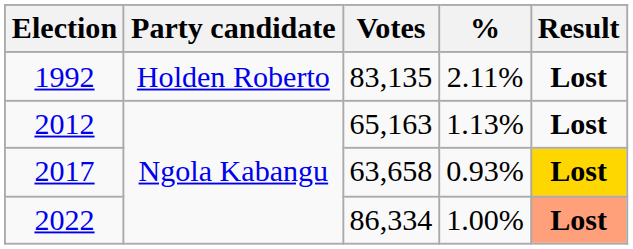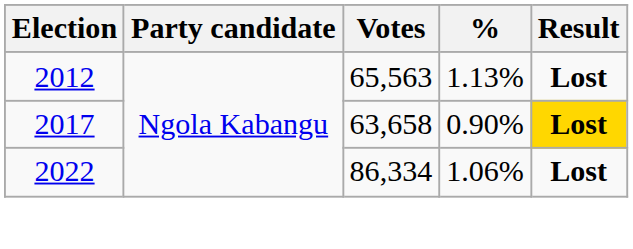- row: (65, 76)
(391, 123) 65,163 -> (391, 76) 65,563
(485, 171) 0.93% -> (485, 123) 0.90%
(485, 219) 1.00% -> (485, 171) 1.06%
(579, 219) lightsalmon background -> (579, 171) no background
